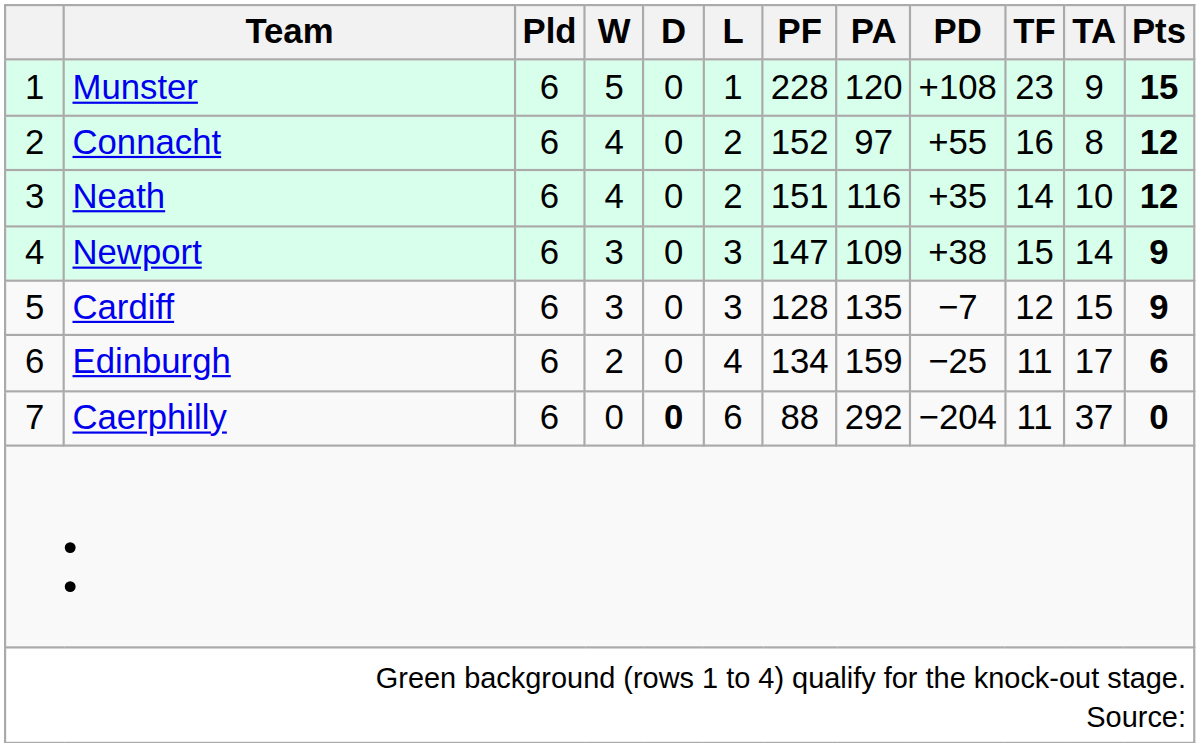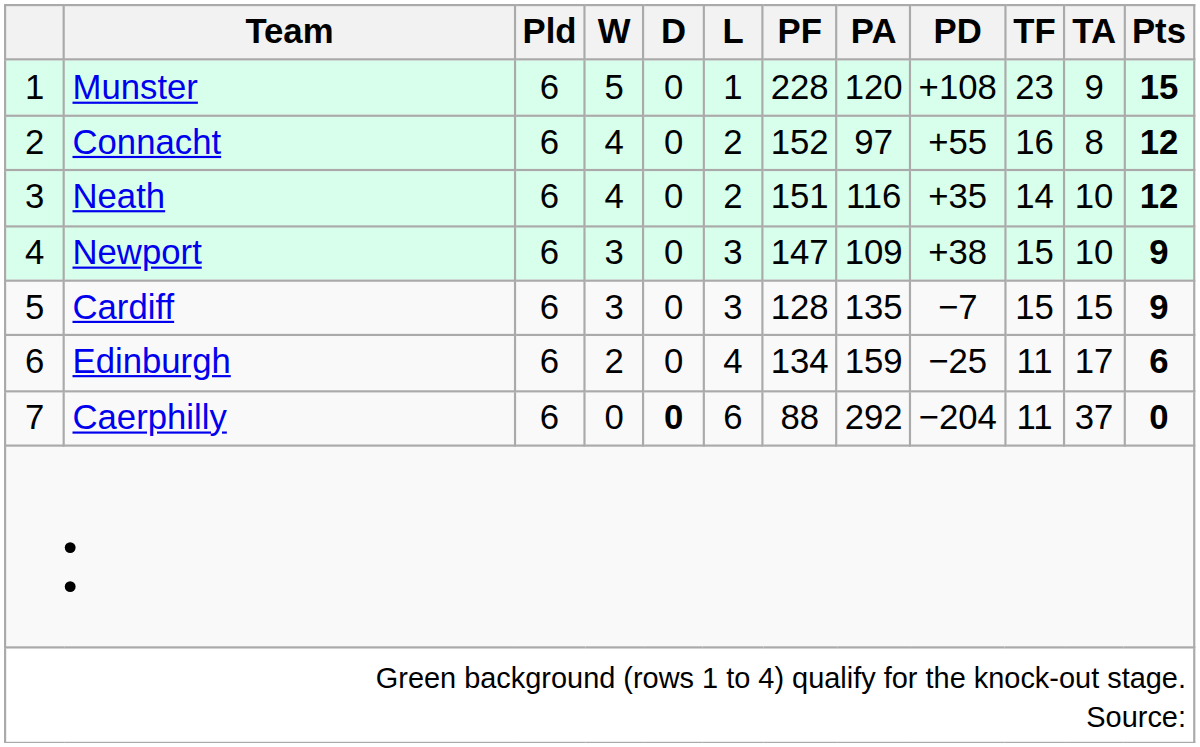(1094, 252) 14 -> (1094, 252) 10
(1035, 307) 12 -> (1035, 307) 15
